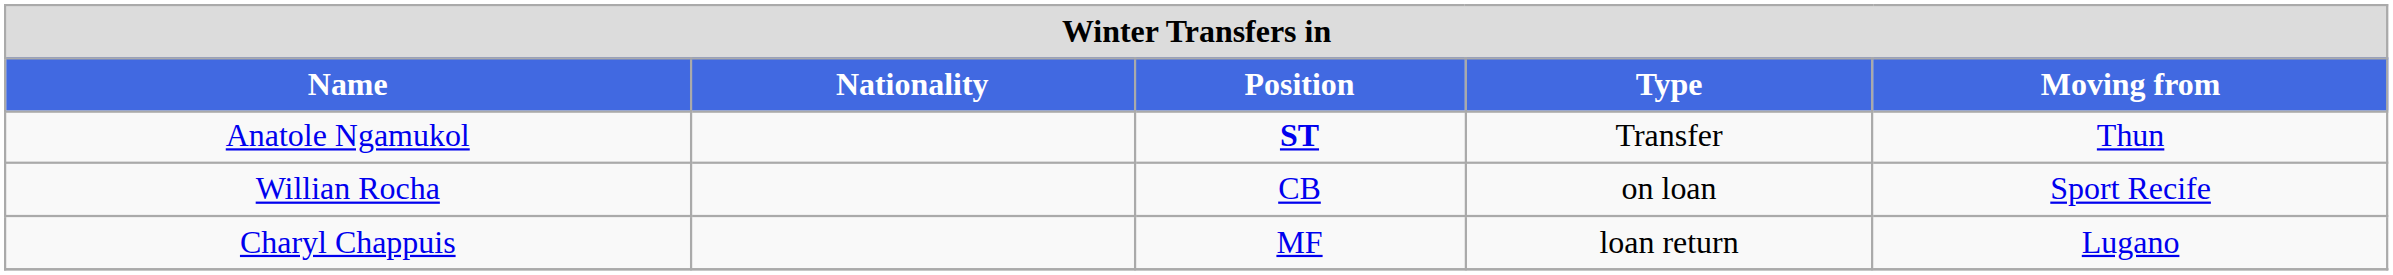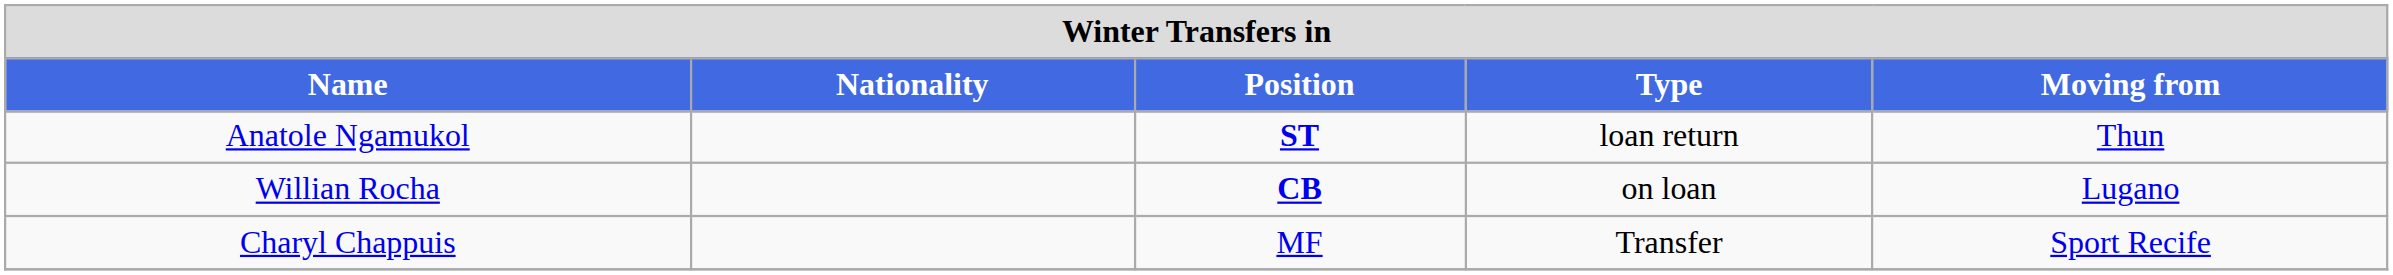(1669, 136) Transfer -> (1669, 136) loan return
(1299, 189) normal -> (1300, 189) bold
(2131, 189) Sport Recife -> (2131, 189) Lugano
(1669, 242) loan return -> (1669, 242) Transfer
(2131, 242) Lugano -> (2131, 242) Sport Recife
